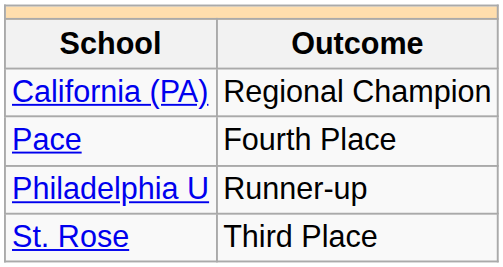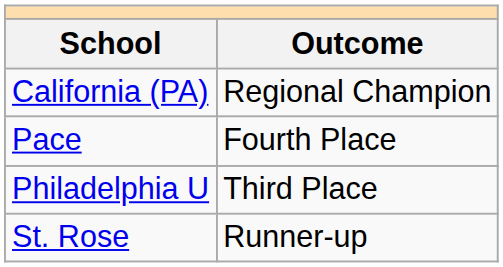(295, 188) Runner-up -> (300, 188) Third Place
(300, 237) Third Place -> (295, 237) Runner-up
